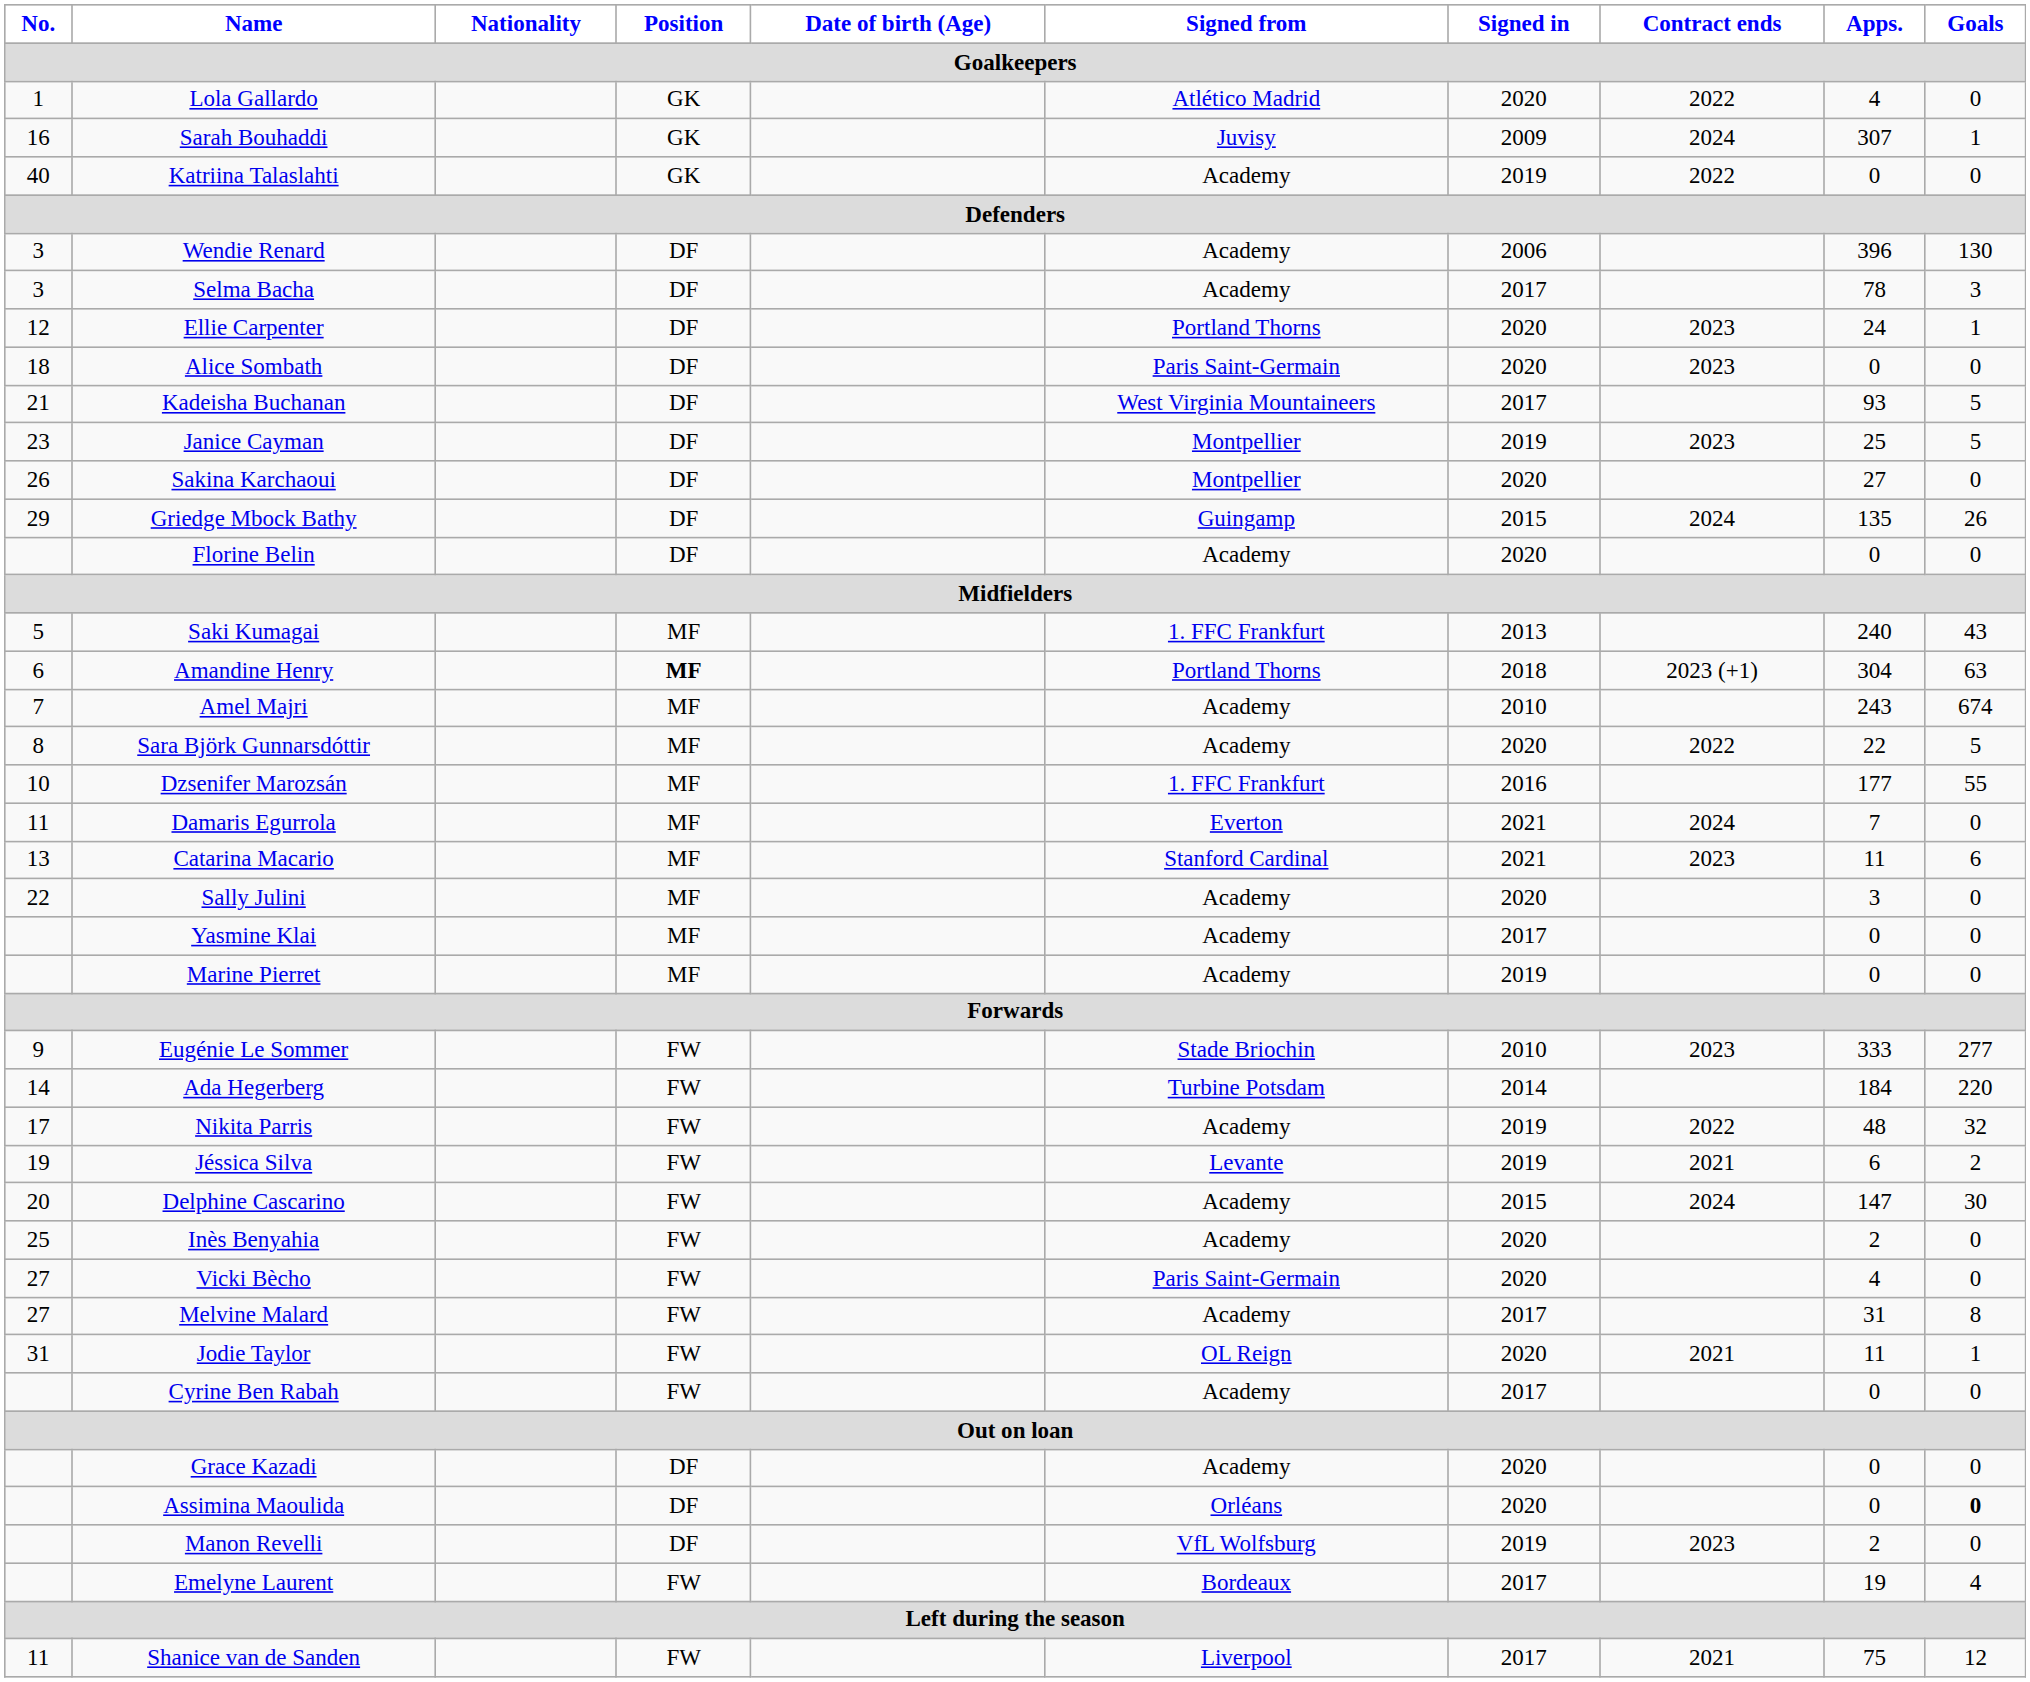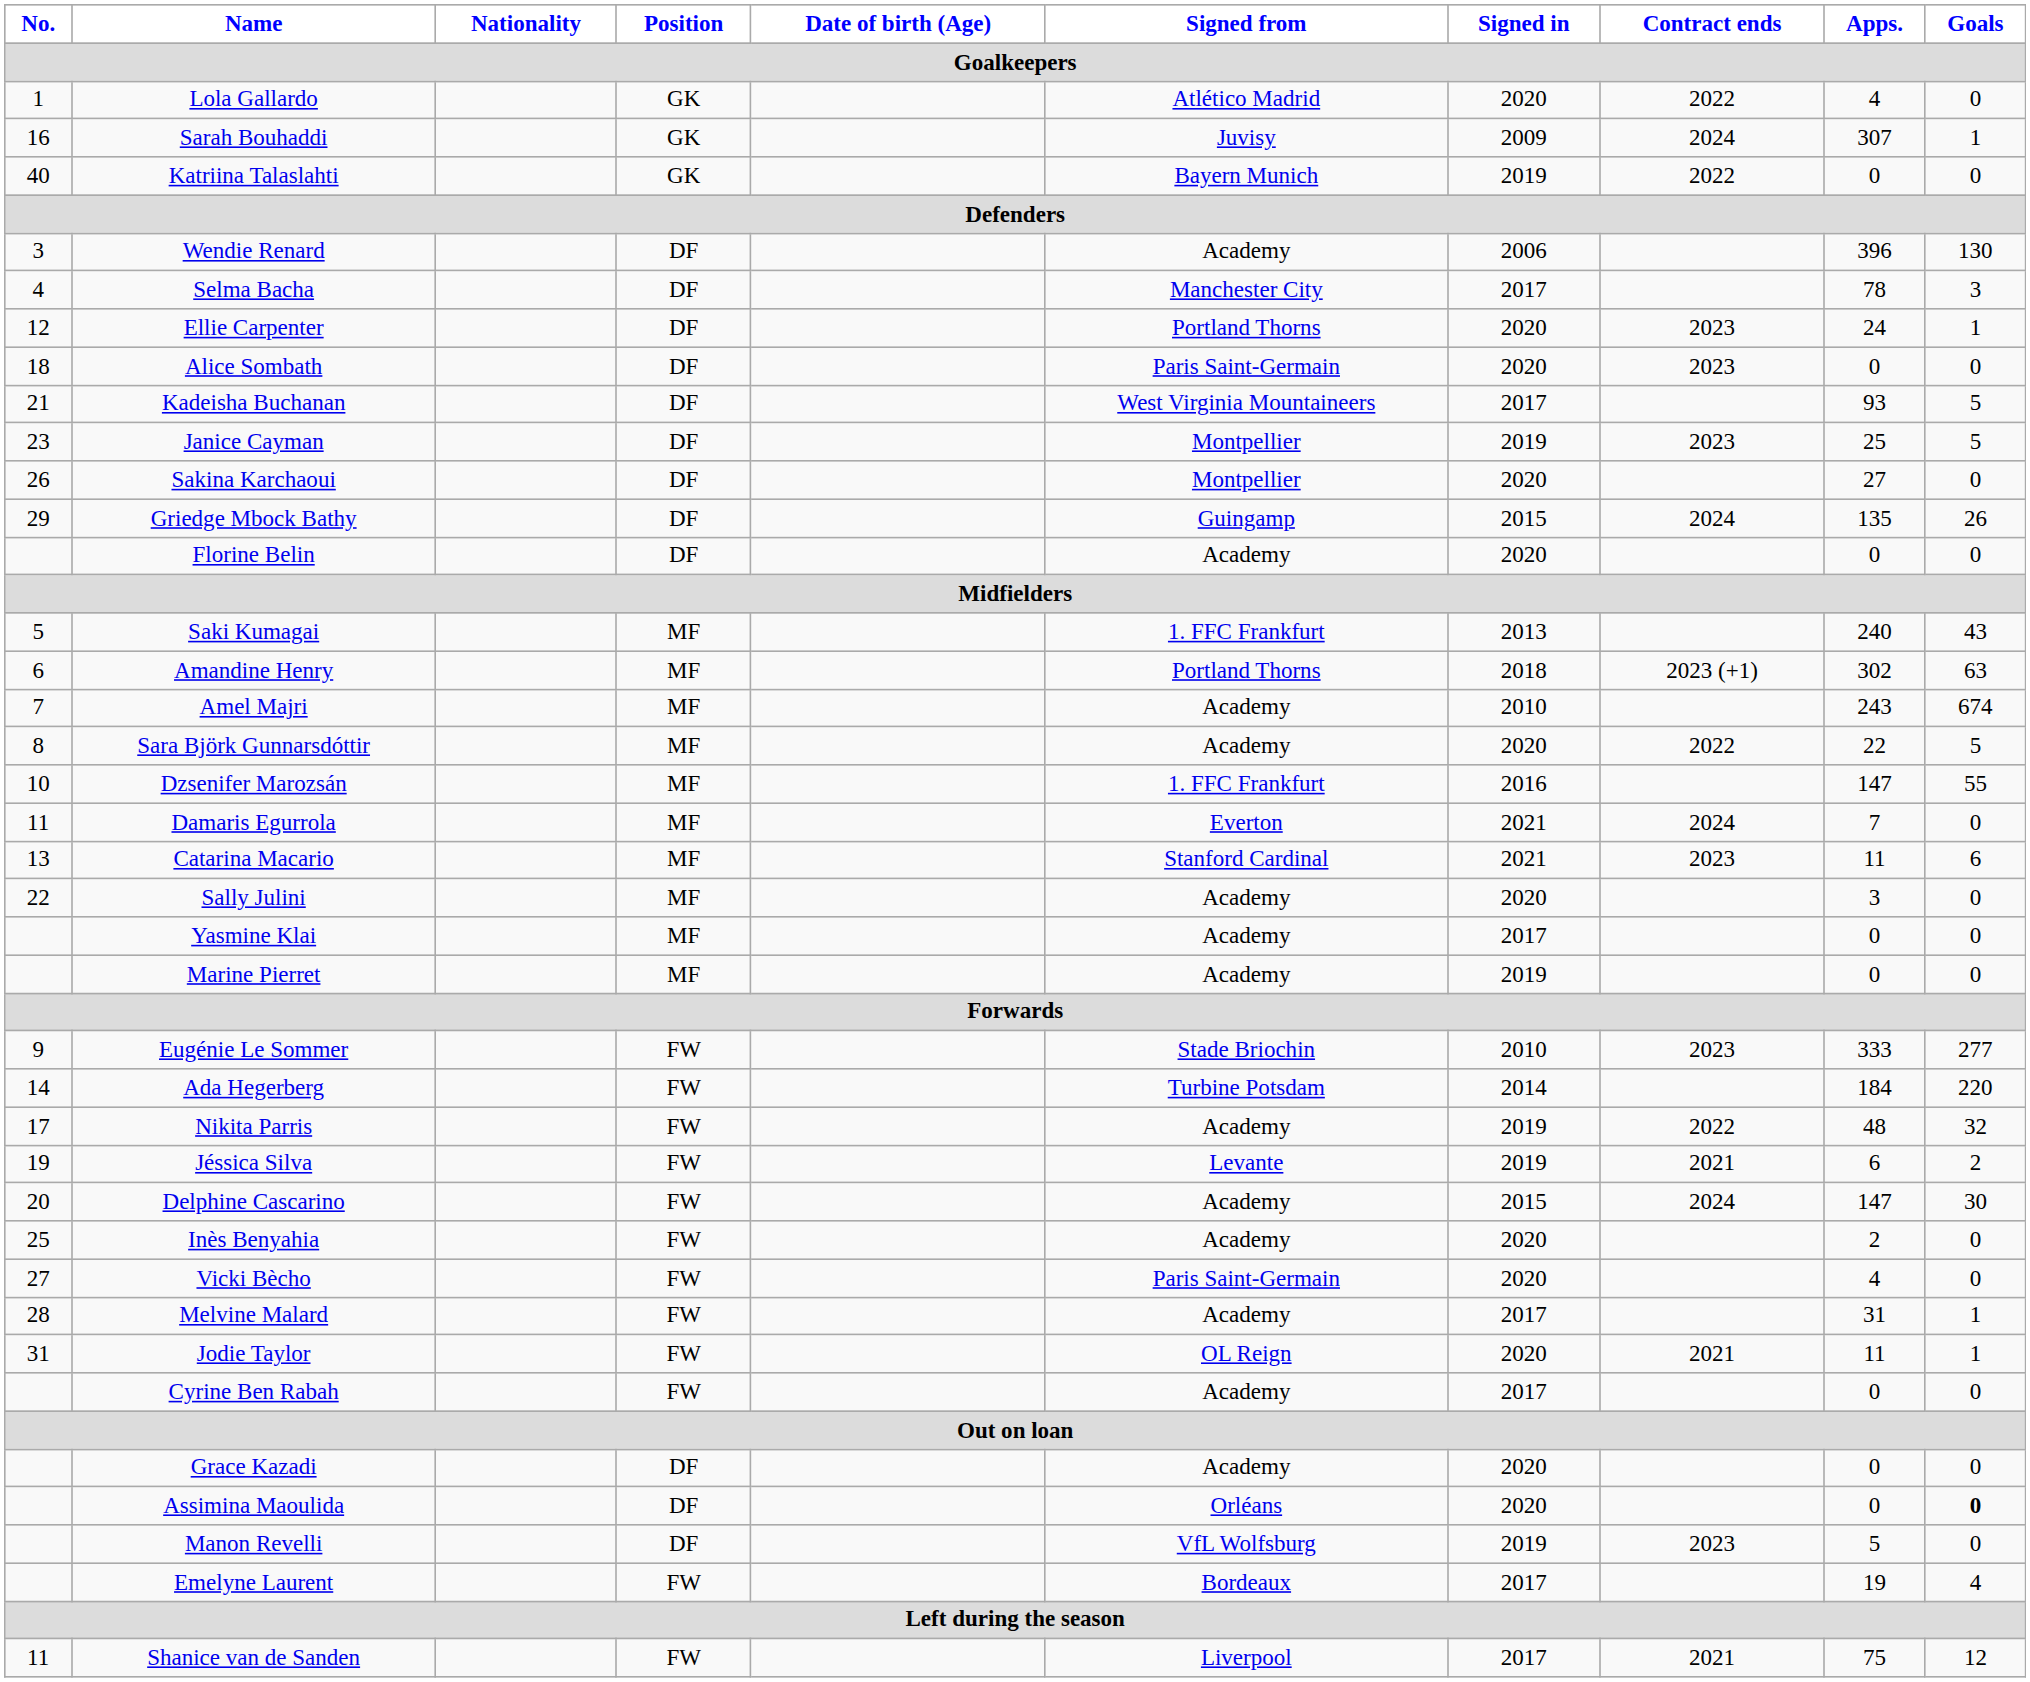(1246, 175) Academy -> (1246, 175) Bayern Munich
(38, 289) 3 -> (38, 289) 4
(1246, 289) Academy -> (1246, 289) Manchester City
(684, 669) bold -> (684, 669) normal
(1875, 669) 304 -> (1875, 669) 302
(1875, 783) 177 -> (1875, 783) 147
(38, 1315) 27 -> (38, 1315) 28
(1975, 1315) 8 -> (1975, 1315) 1
(1875, 1543) 2 -> (1875, 1543) 5
